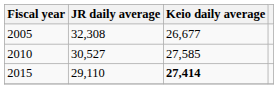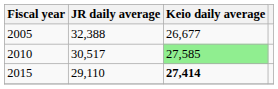(88, 34) 32,308 -> (88, 34) 32,388
(88, 53) 30,527 -> (88, 53) 30,517
(183, 53) no background -> (183, 53) lightgreen background
